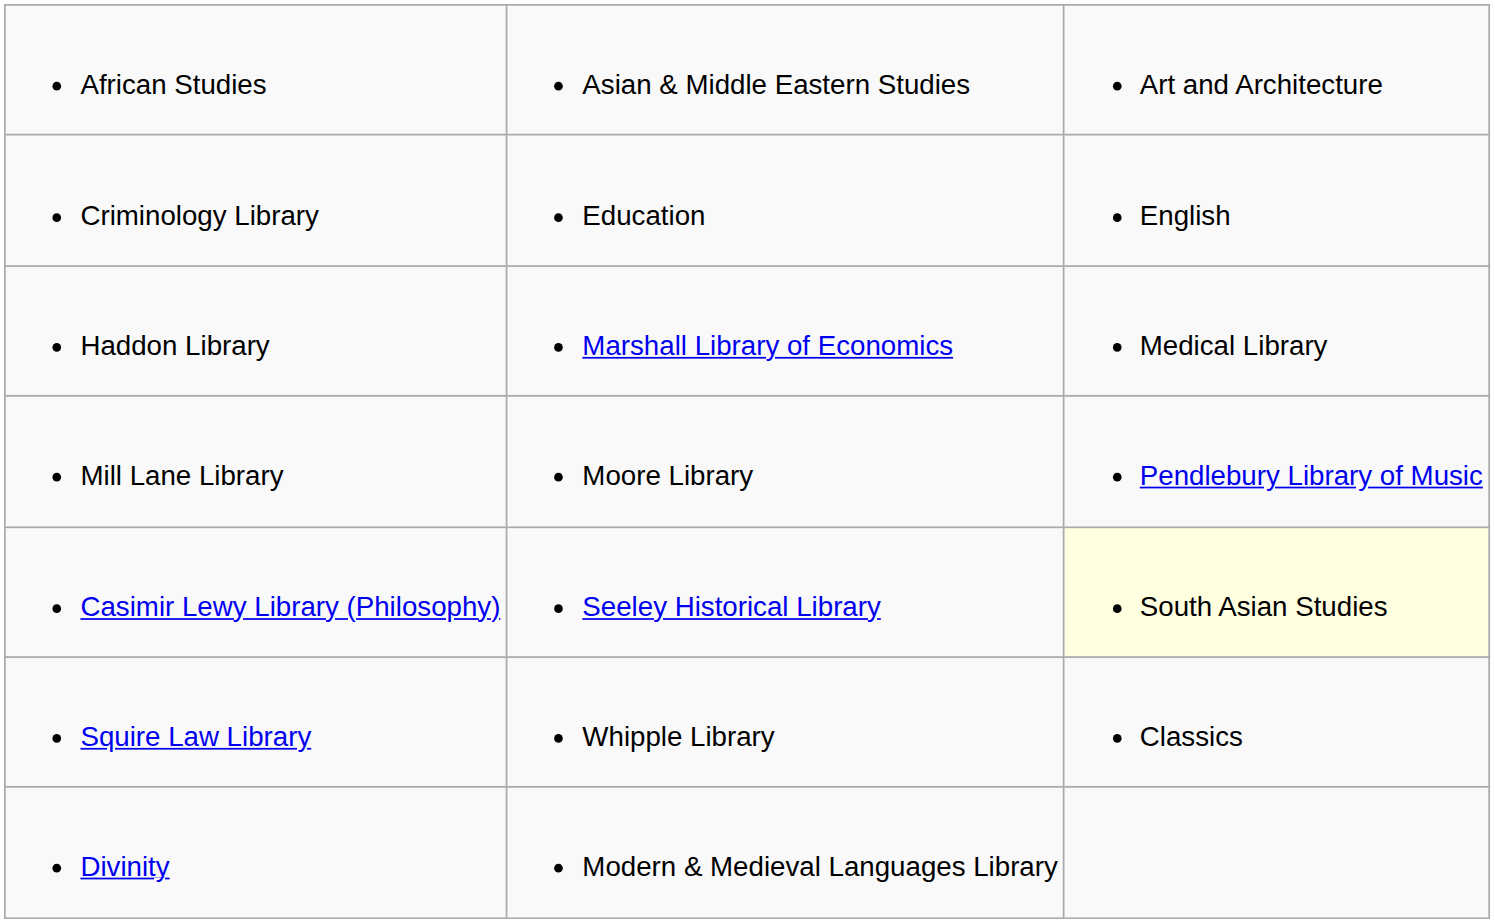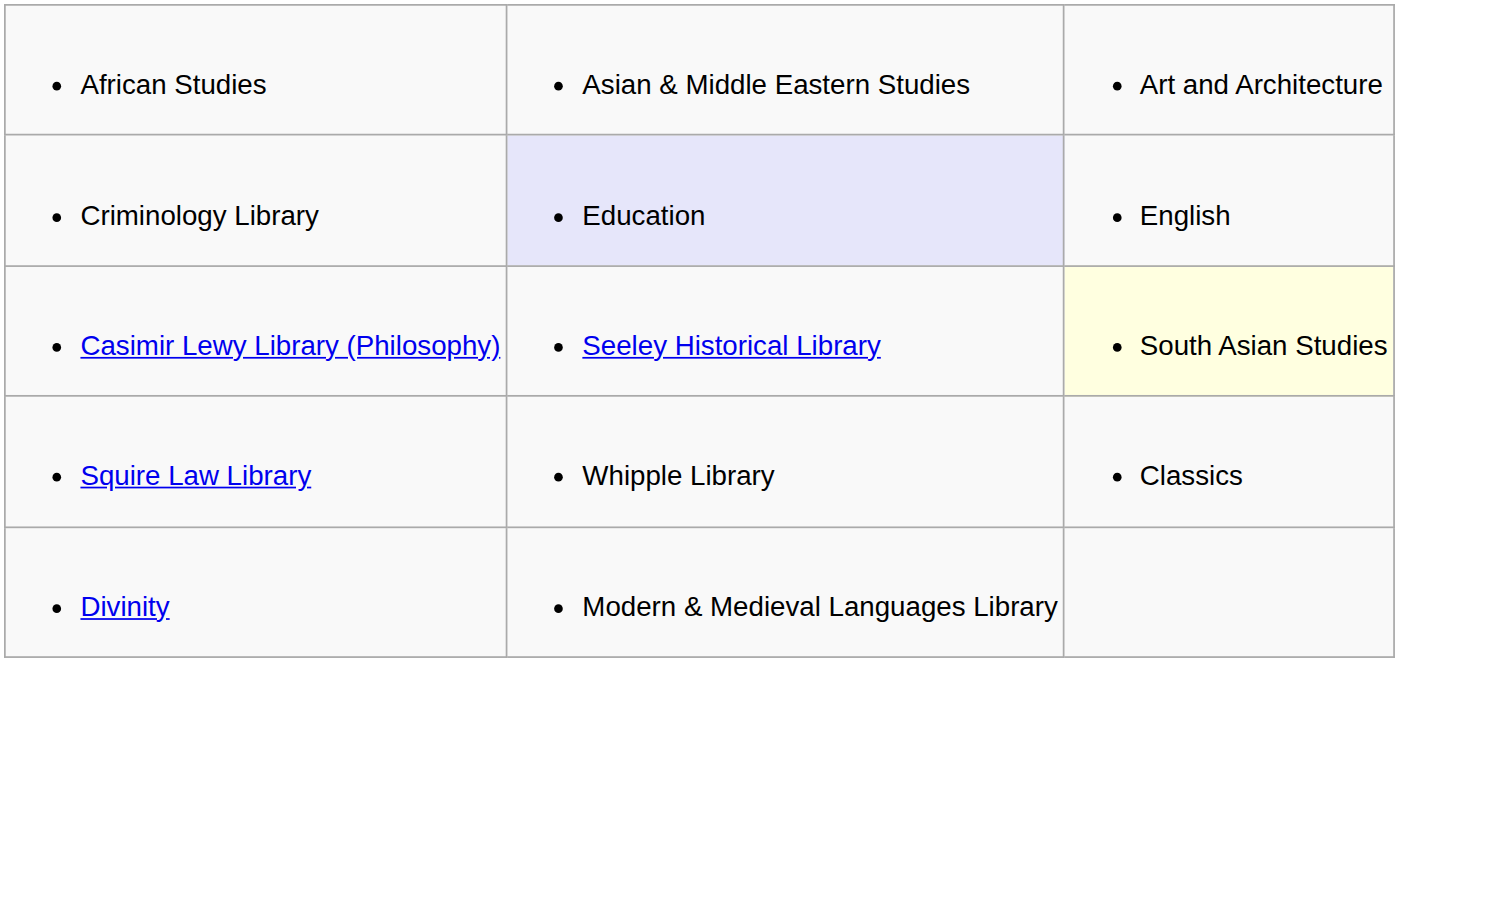(785, 216) no background -> (785, 216) lavender background
- row: (256, 346)
- row: (256, 477)
